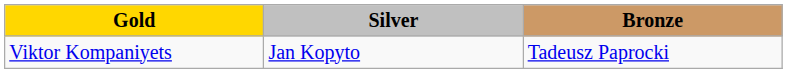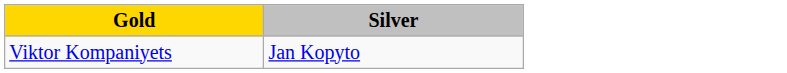- column: (653, 20)
